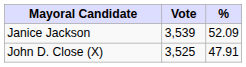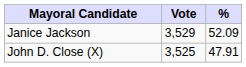(180, 33) 3,539 -> (180, 33) 3,529
